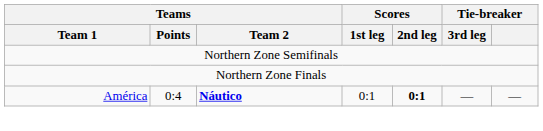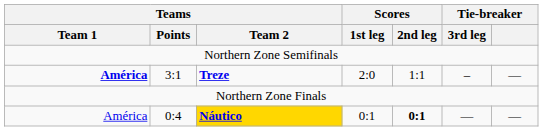+ row: (173, 75)
(220, 95) no background -> (220, 116) gold background
